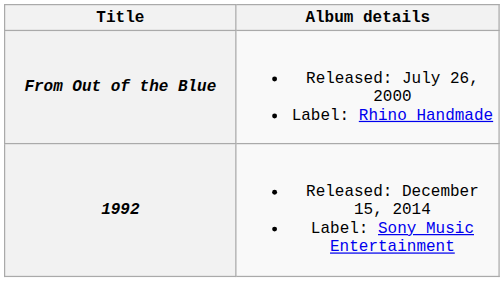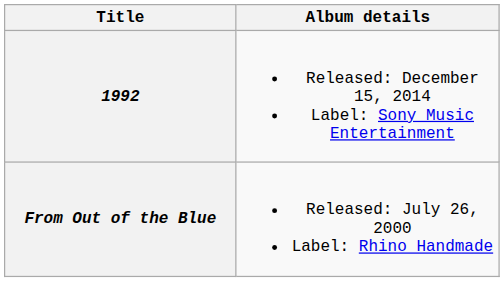rows swapped: (120, 87) <-> (120, 210)
